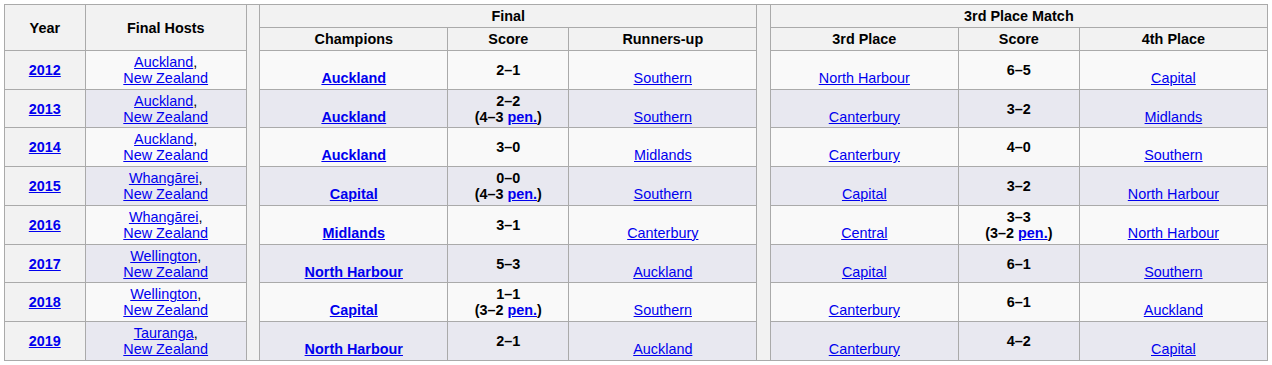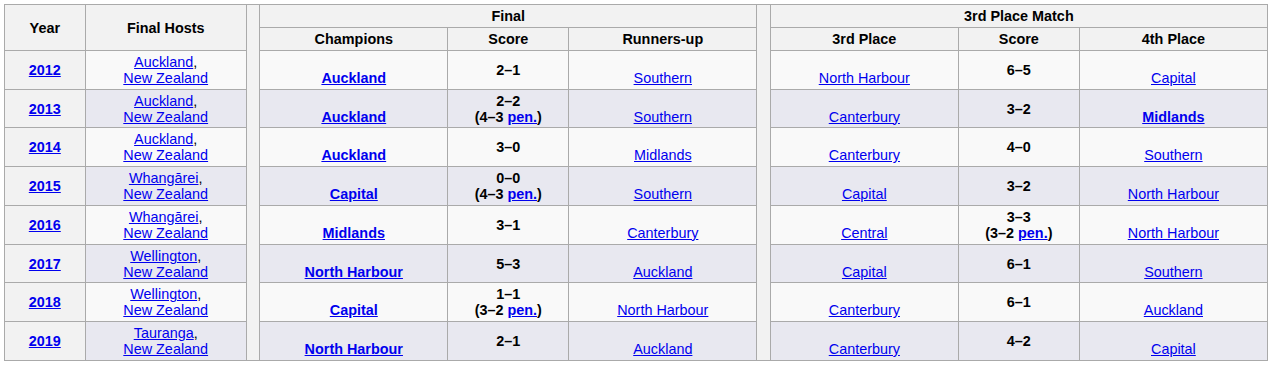(1173, 117) normal -> (1173, 117) bold
(663, 310) Southern -> (663, 310) North Harbour
